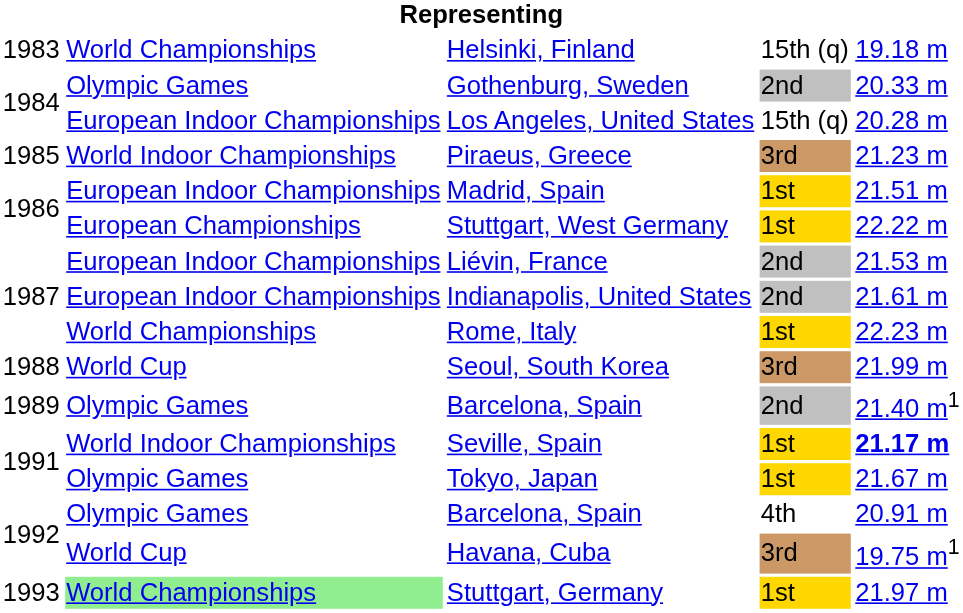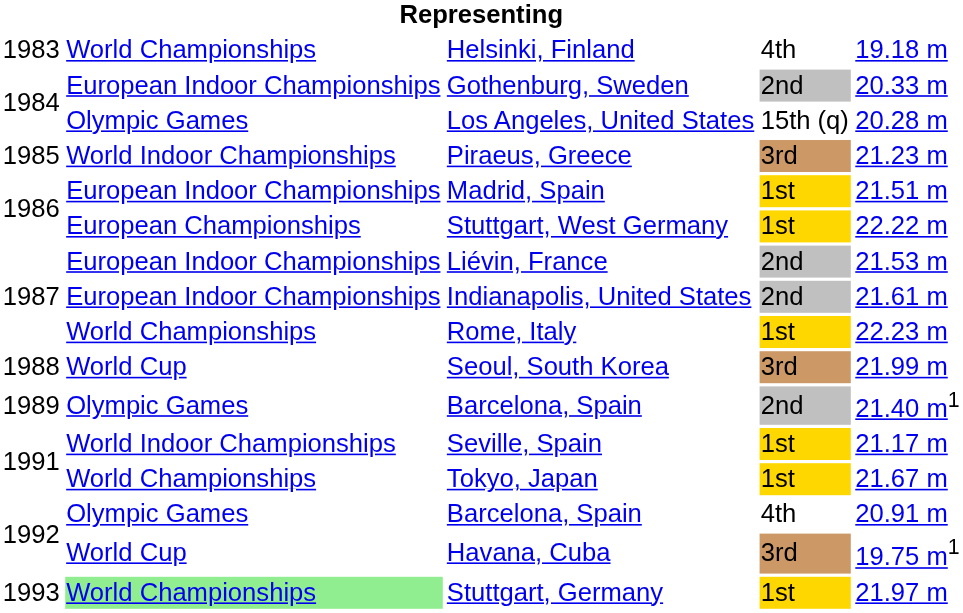(805, 50) 15th (q) -> (778, 50) 4th
(157, 85) Olympic Games -> (253, 85) European Indoor Championships
(253, 120) European Indoor Championships -> (157, 120) Olympic Games
(902, 444) bold -> (902, 444) normal
(157, 479) Olympic Games -> (191, 479) World Championships
